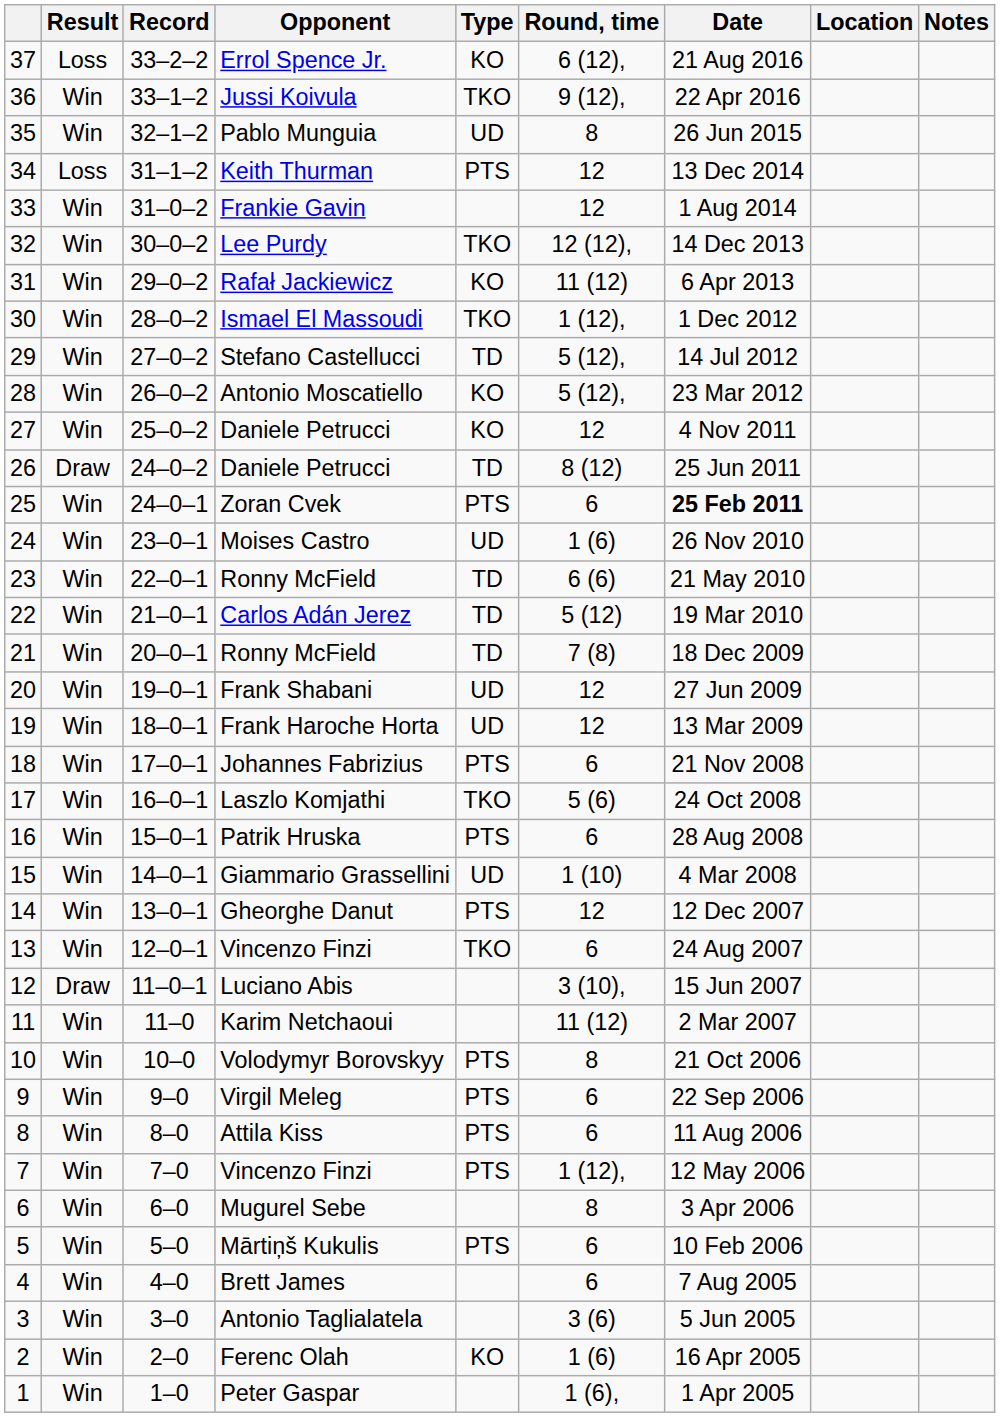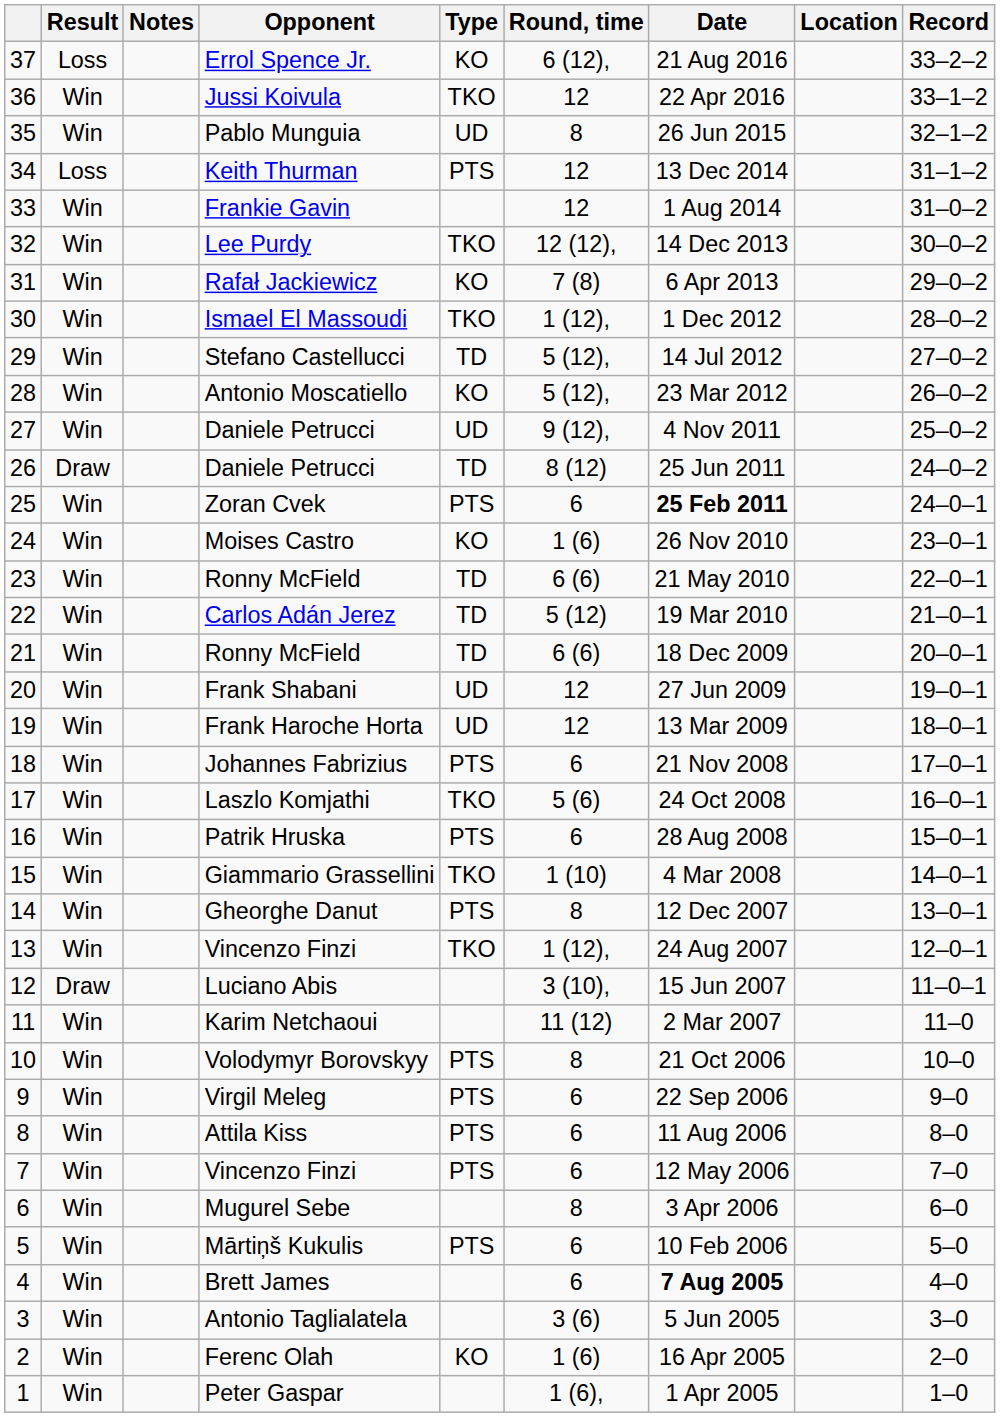columns swapped: (169, 23) <-> (957, 23)
(592, 97) 9 (12), -> (576, 97) 12
(592, 282) 11 (12) -> (576, 282) 7 (8)
(487, 430) KO -> (472, 430) UD
(592, 430) 12 -> (576, 430) 9 (12),
(487, 541) UD -> (472, 541) KO
(592, 652) 7 (8) -> (576, 652) 6 (6)
(487, 875) UD -> (472, 875) TKO
(592, 912) 12 -> (576, 912) 8
(592, 949) 6 -> (576, 949) 1 (12),
(592, 1171) 1 (12), -> (576, 1171) 6
(738, 1282) normal -> (722, 1282) bold
